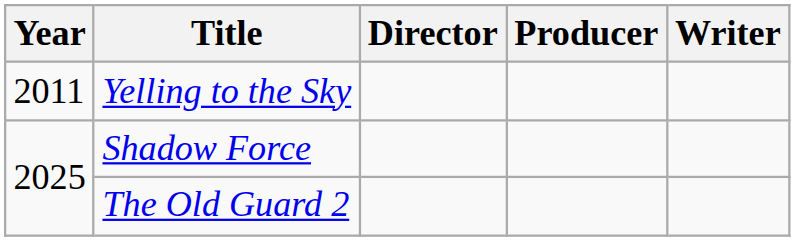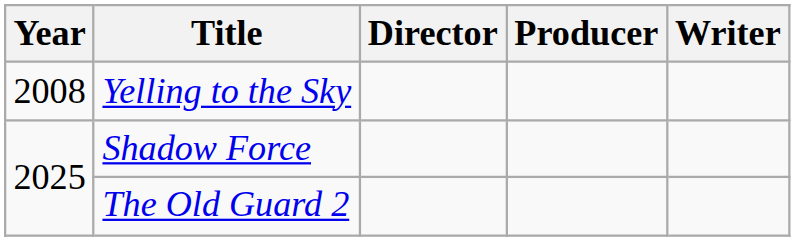(49, 90) 2011 -> (50, 90) 2008
